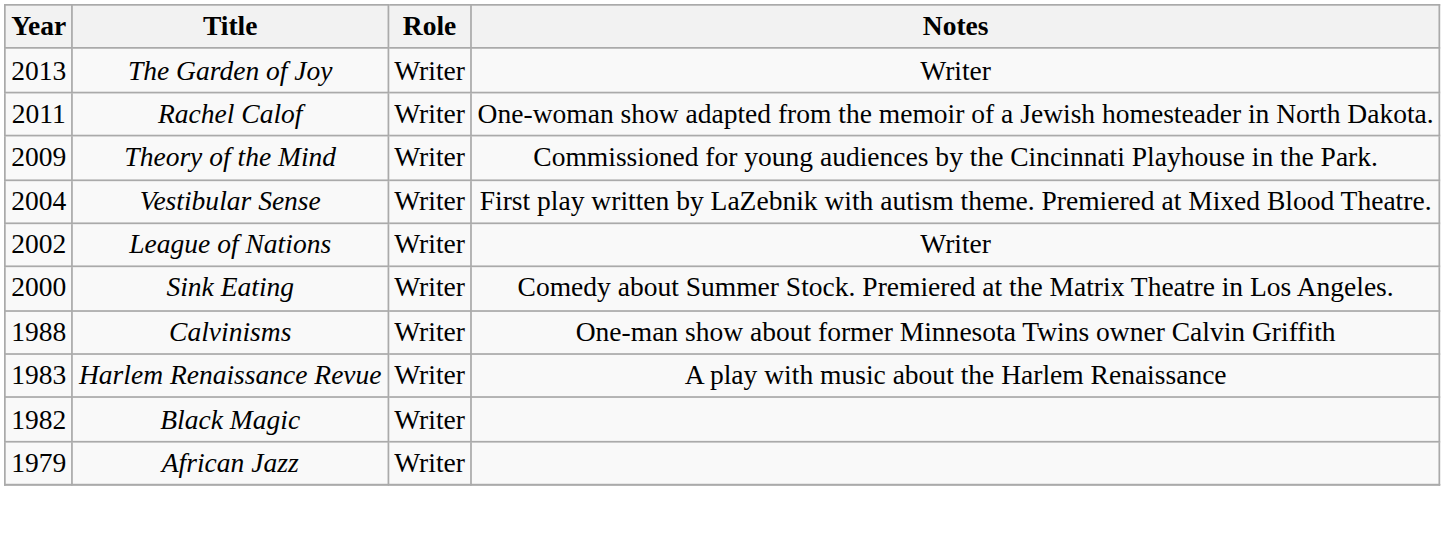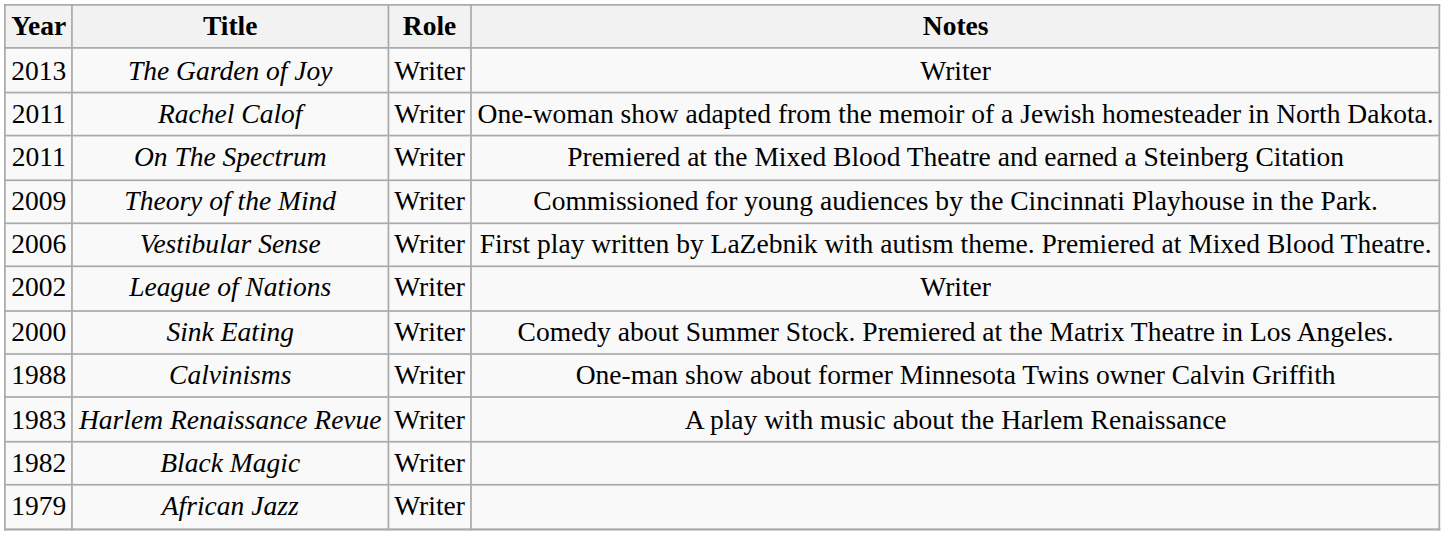+ row: (230, 157)
(39, 200) 2004 -> (39, 244) 2006
